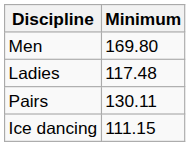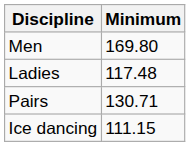(131, 101) 130.11 -> (132, 101) 130.71
